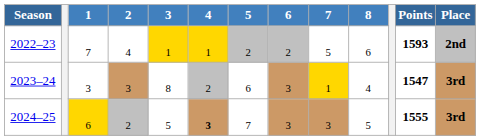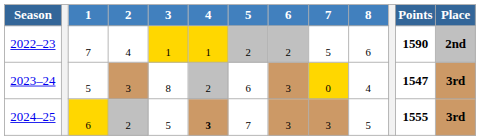(415, 44) 1593 -> (415, 44) 1590
(88, 89) 3 -> (88, 89) 5
(328, 89) 1 -> (328, 89) 0
